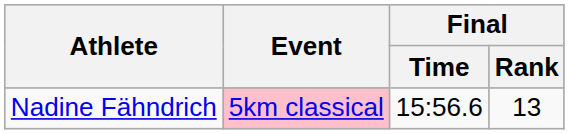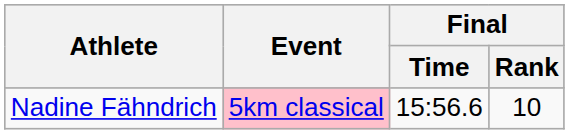(527, 107) 13 -> (527, 107) 10
